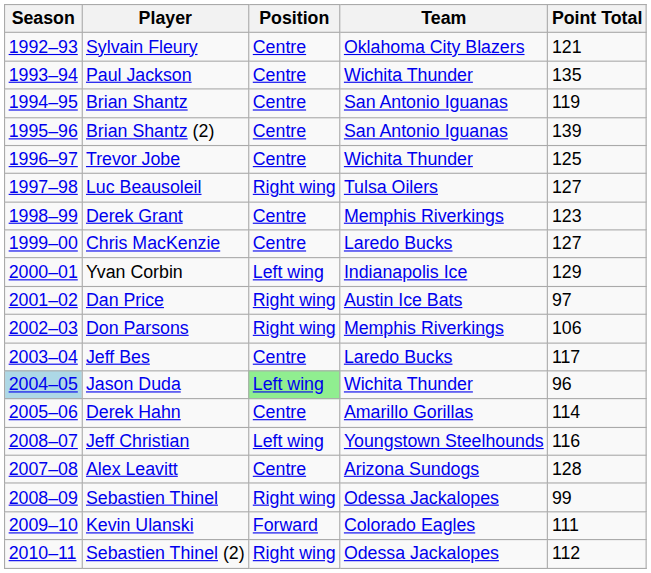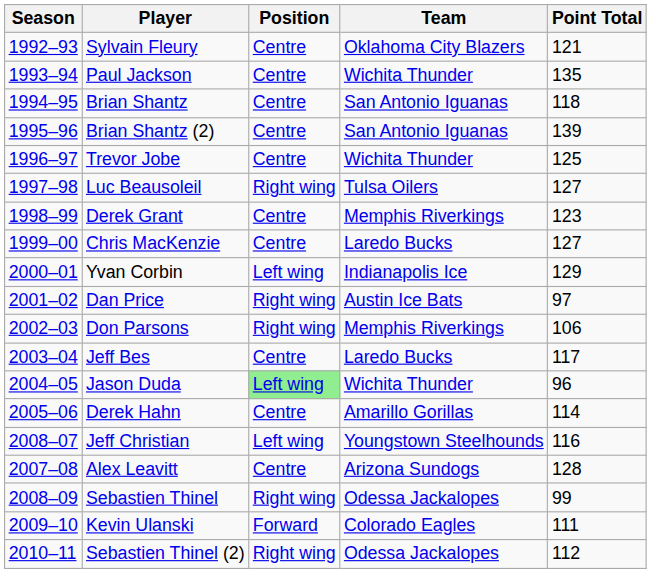(566, 103) 119 -> (566, 103) 118
(43, 384) lightblue background -> (43, 384) no background
